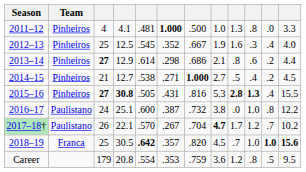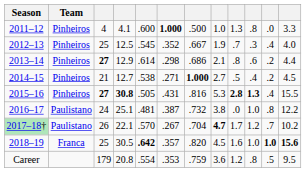(146, 29) .481 -> (146, 29) .600
(236, 45) 1.6 -> (236, 45) .7
(146, 110) .600 -> (146, 110) .481
(236, 143) .7 -> (236, 143) 1.6
